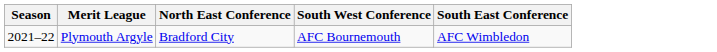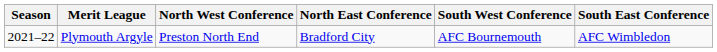+ column: (226, 15)
